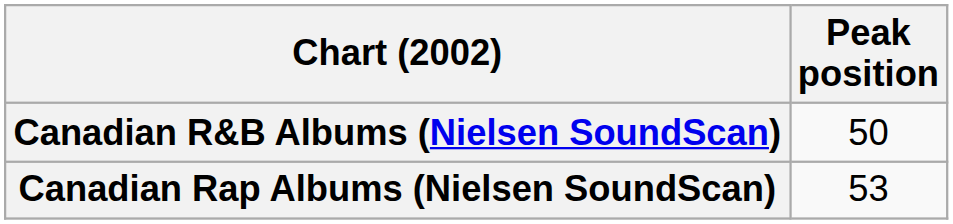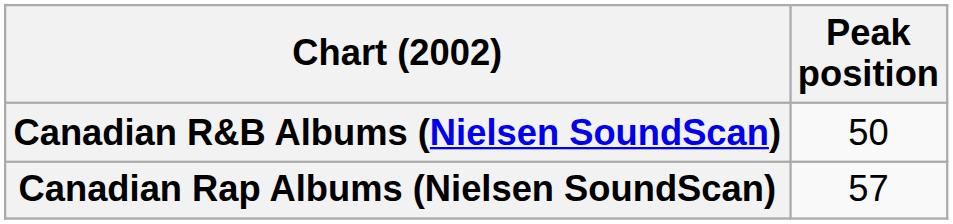(868, 189) 53 -> (868, 189) 57
